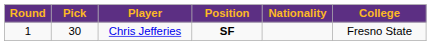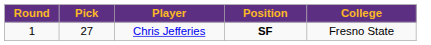- column: (297, 13)
(75, 31) 30 -> (87, 31) 27
